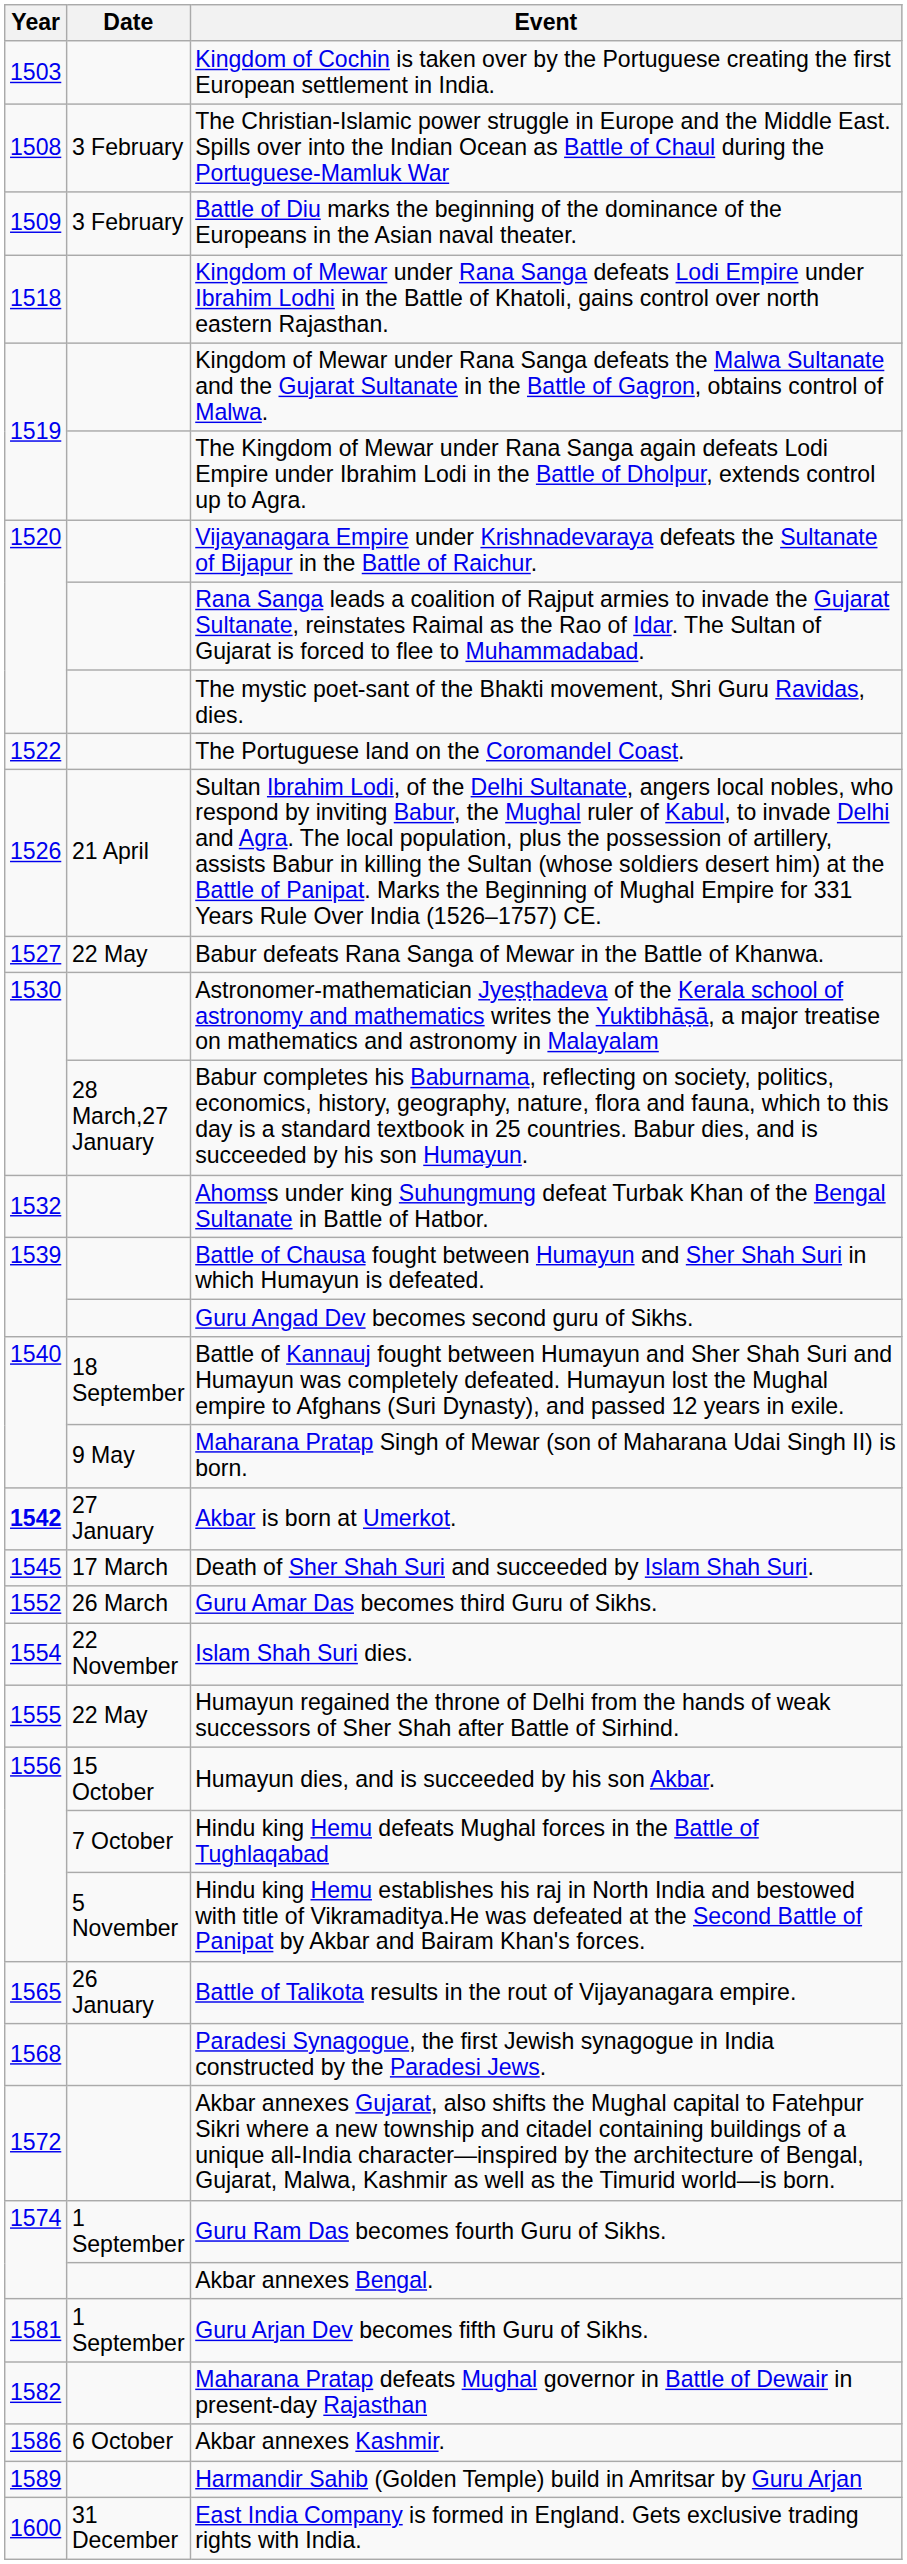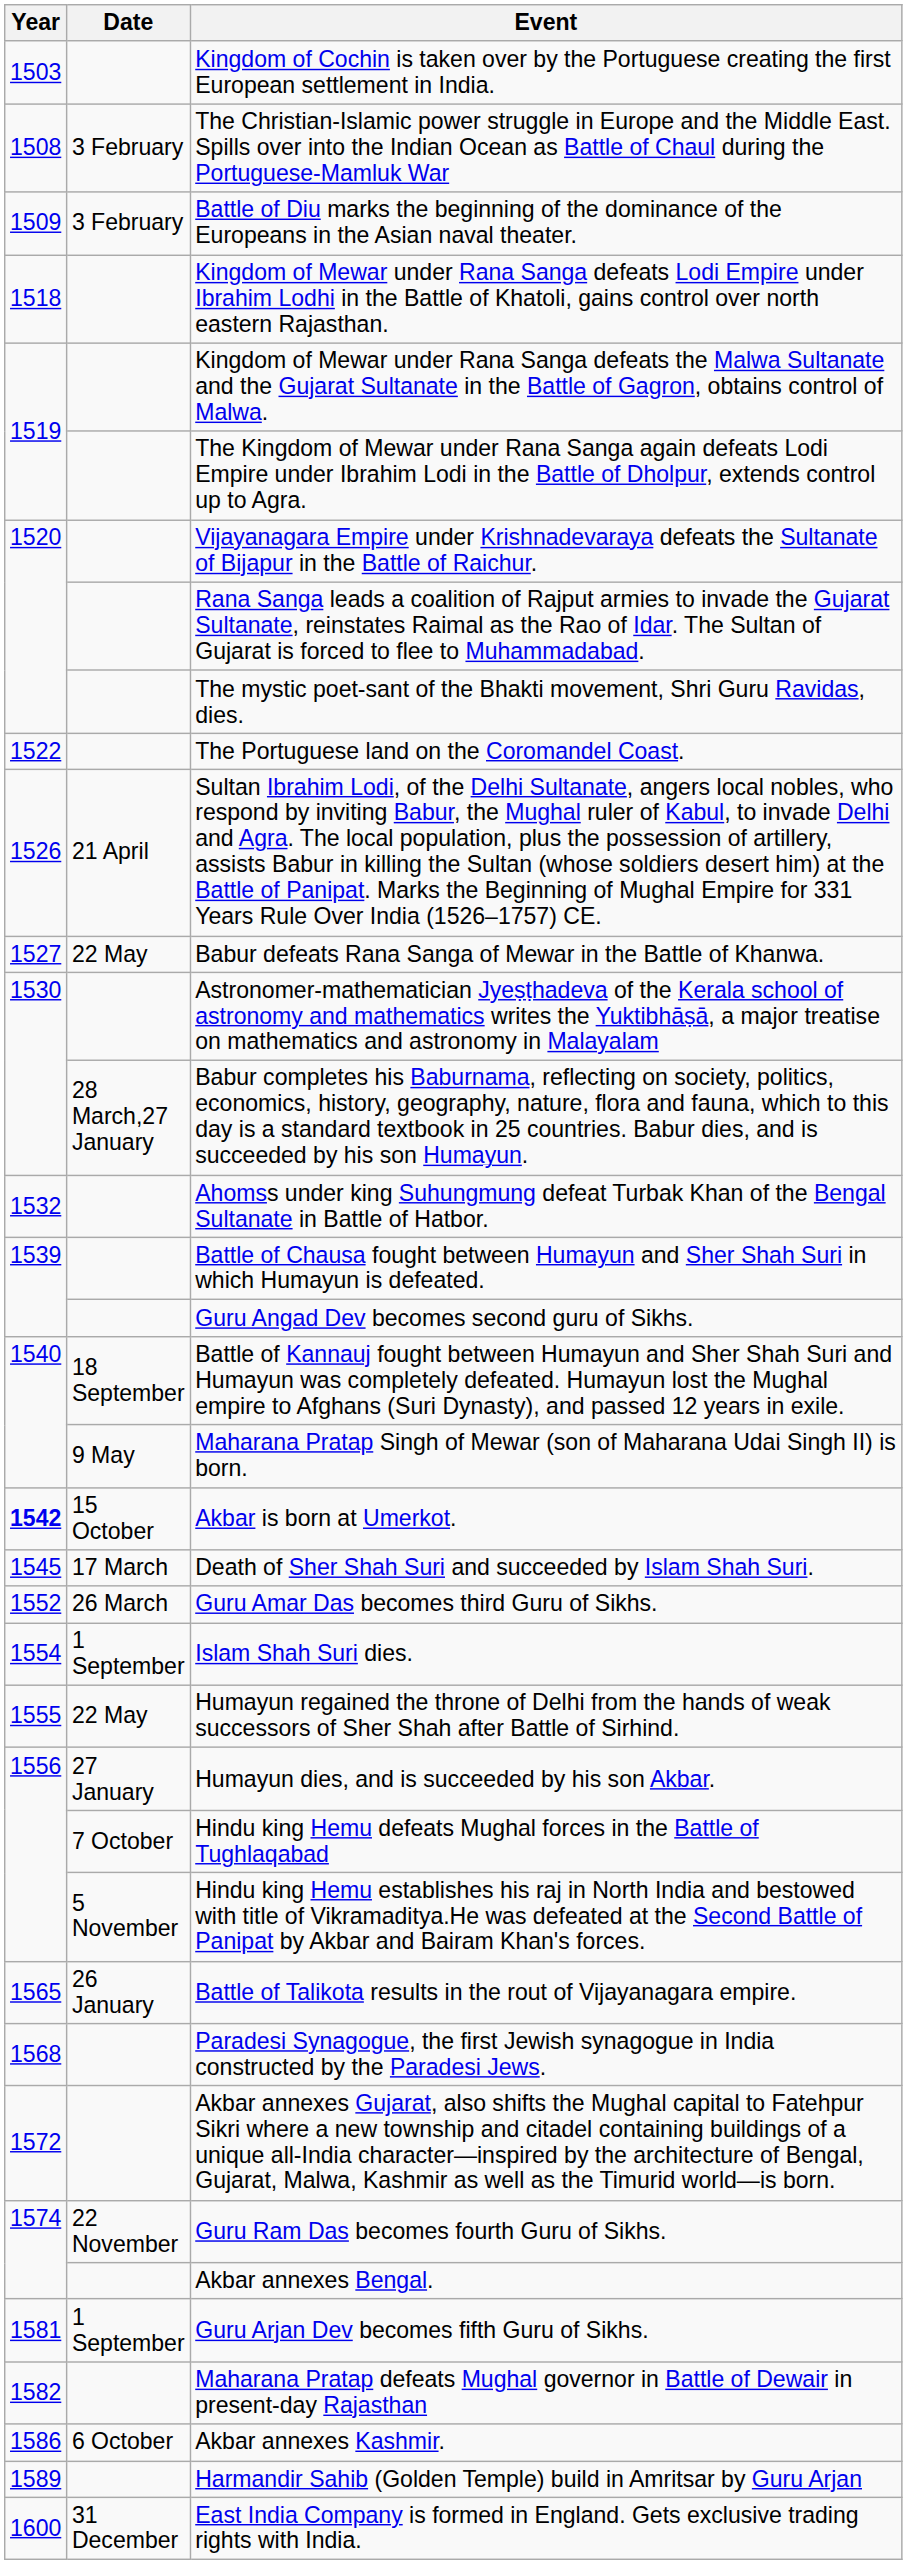(113, 1518) 27 January -> (113, 1518) 15 October
(125, 1653) 22 November -> (128, 1653) 1 September
(113, 1778) 15 October -> (113, 1778) 27 January
(128, 2231) 1 September -> (125, 2231) 22 November
